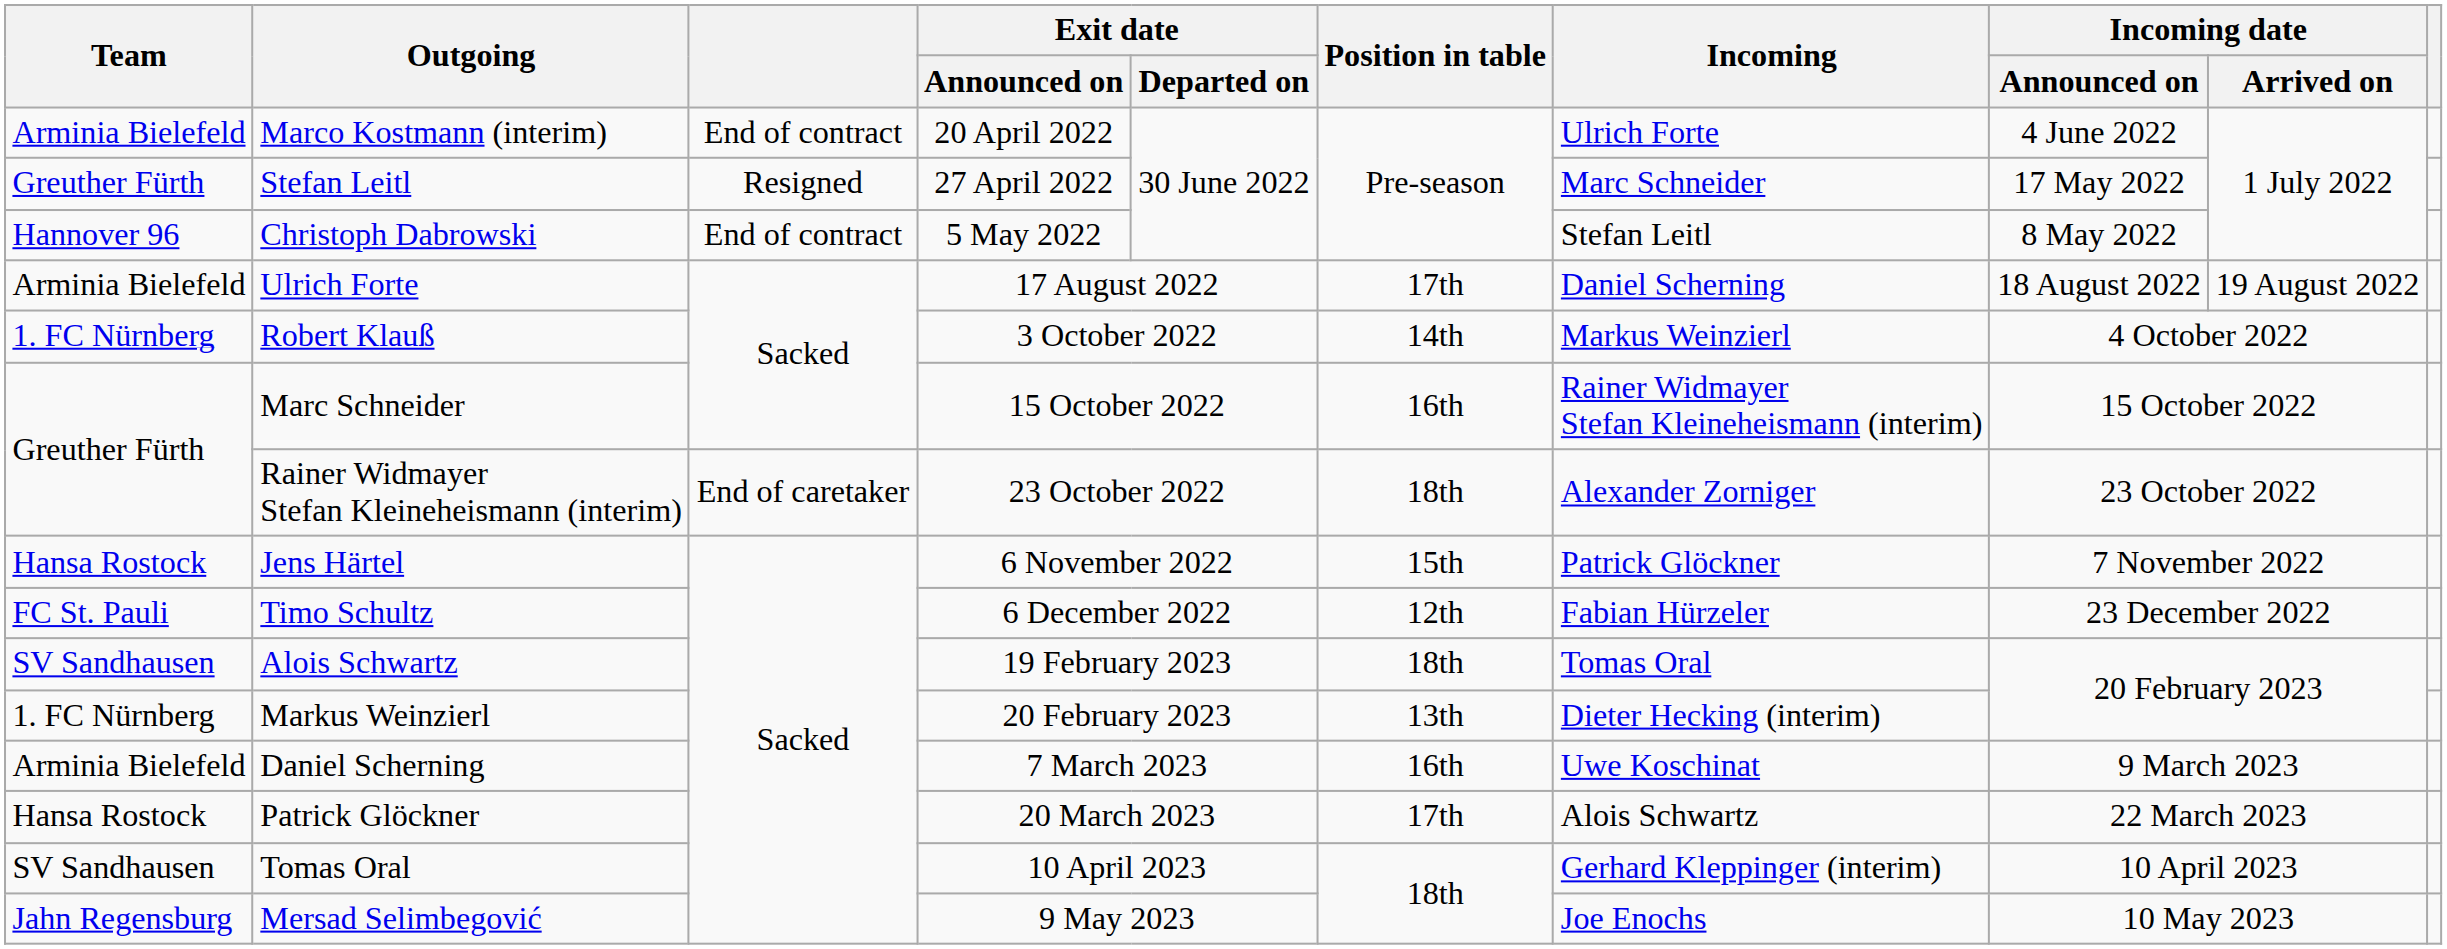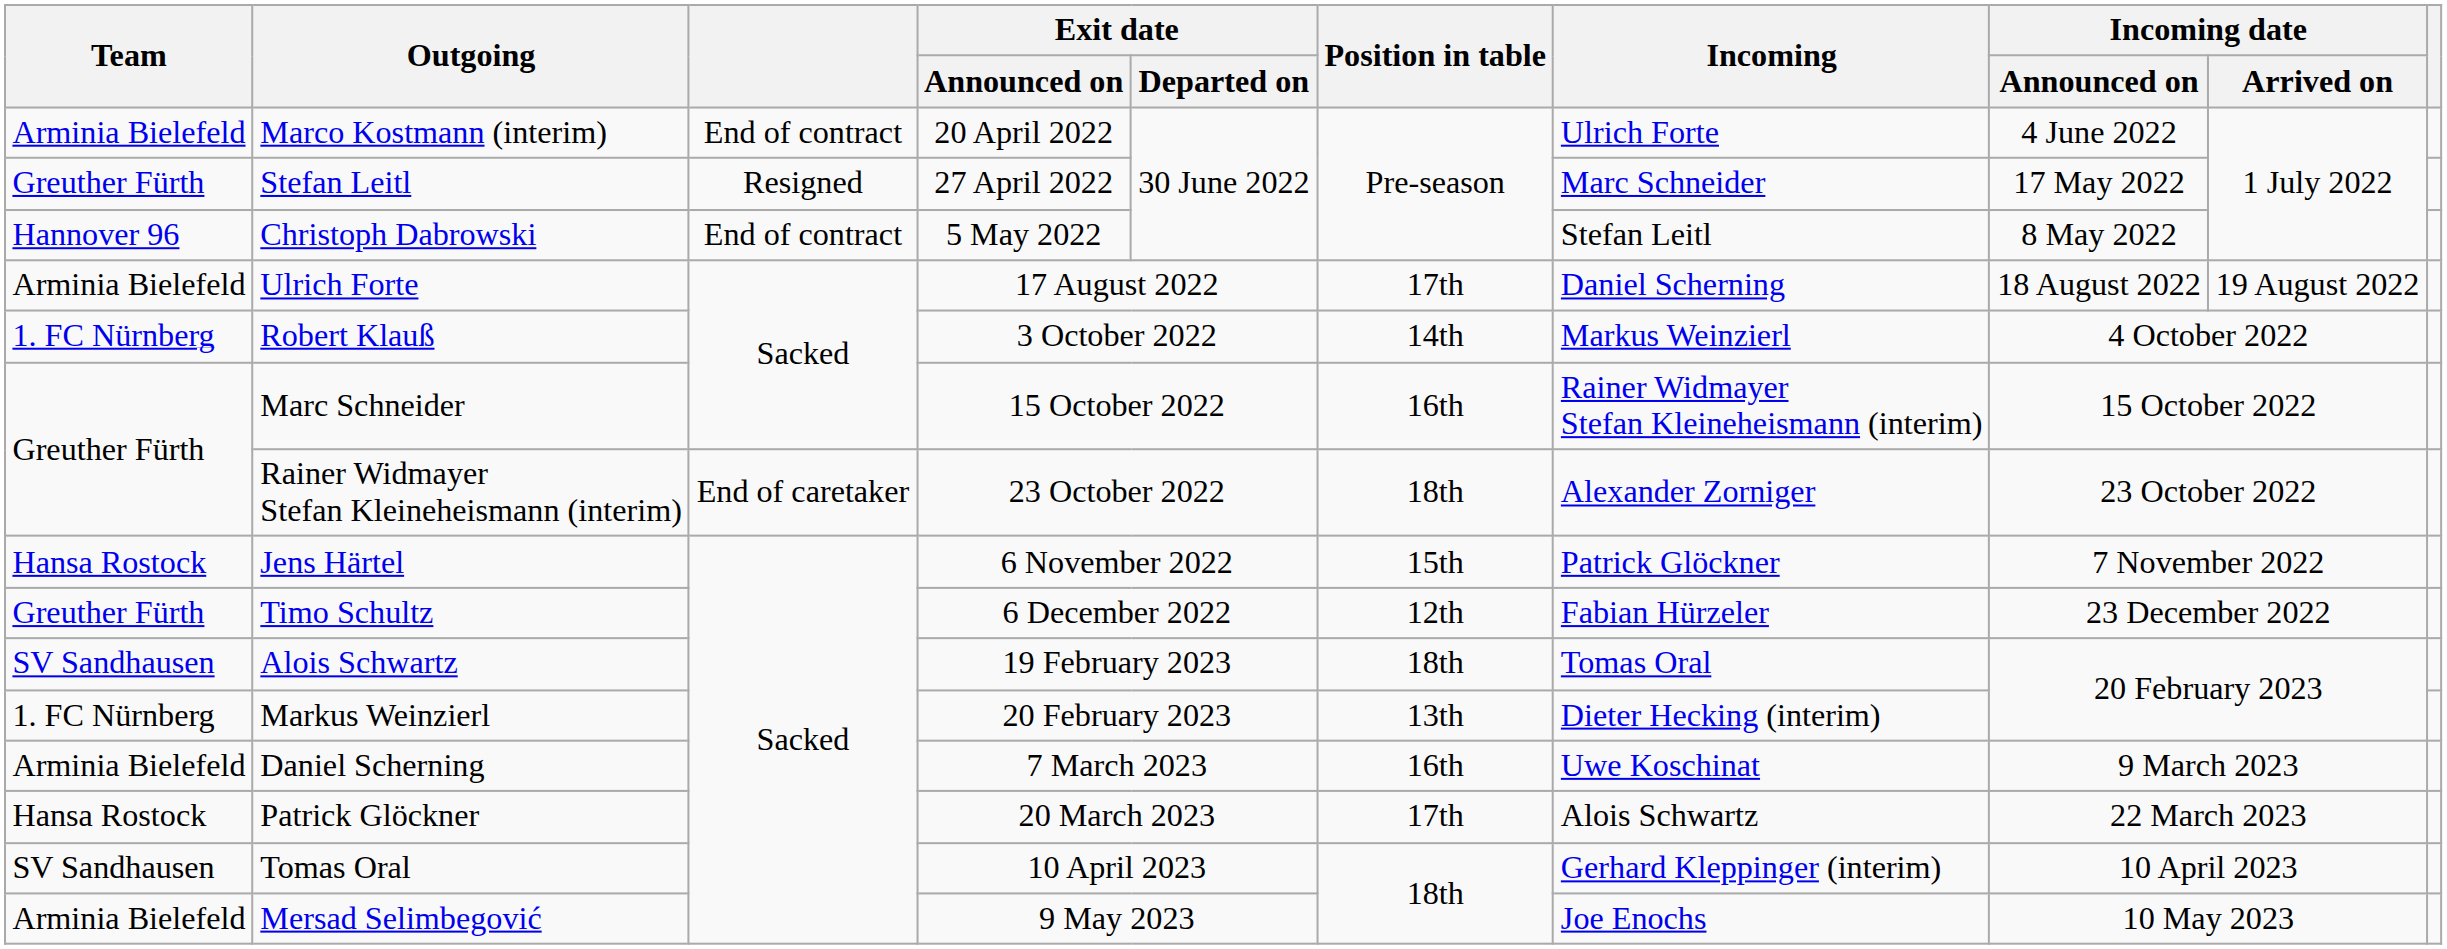(91, 612) FC St. Pauli -> (108, 612) Greuther Fürth
(122, 918) Jahn Regensburg -> (129, 918) Arminia Bielefeld
